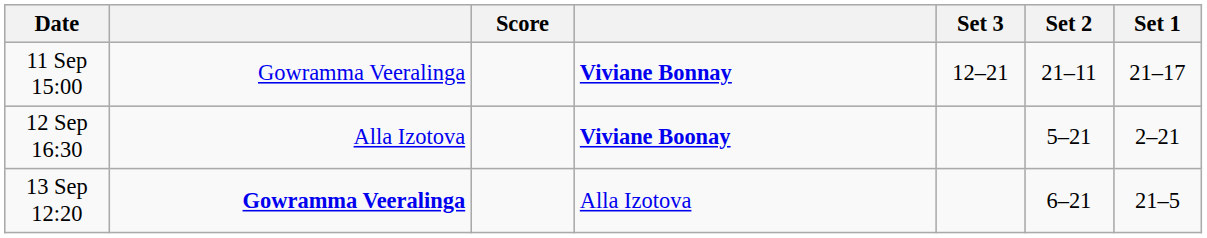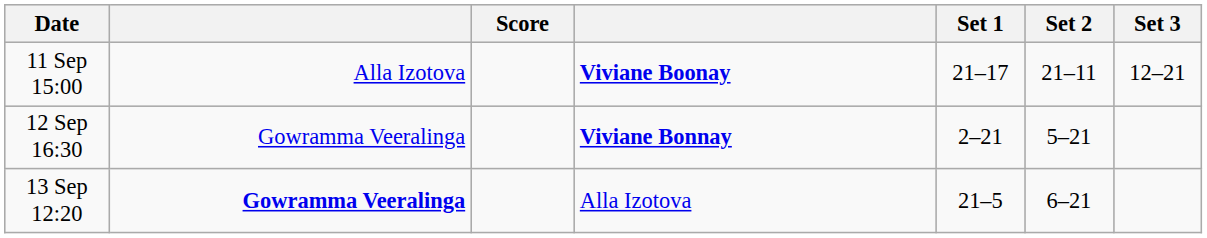columns swapped: (1157, 23) <-> (980, 23)
(362, 73) Gowramma Veeralinga -> (409, 73) Alla Izotova
(656, 73) Viviane Bonnay -> (655, 73) Viviane Boonay
(409, 137) Alla Izotova -> (362, 137) Gowramma Veeralinga
(655, 137) Viviane Boonay -> (656, 137) Viviane Bonnay
